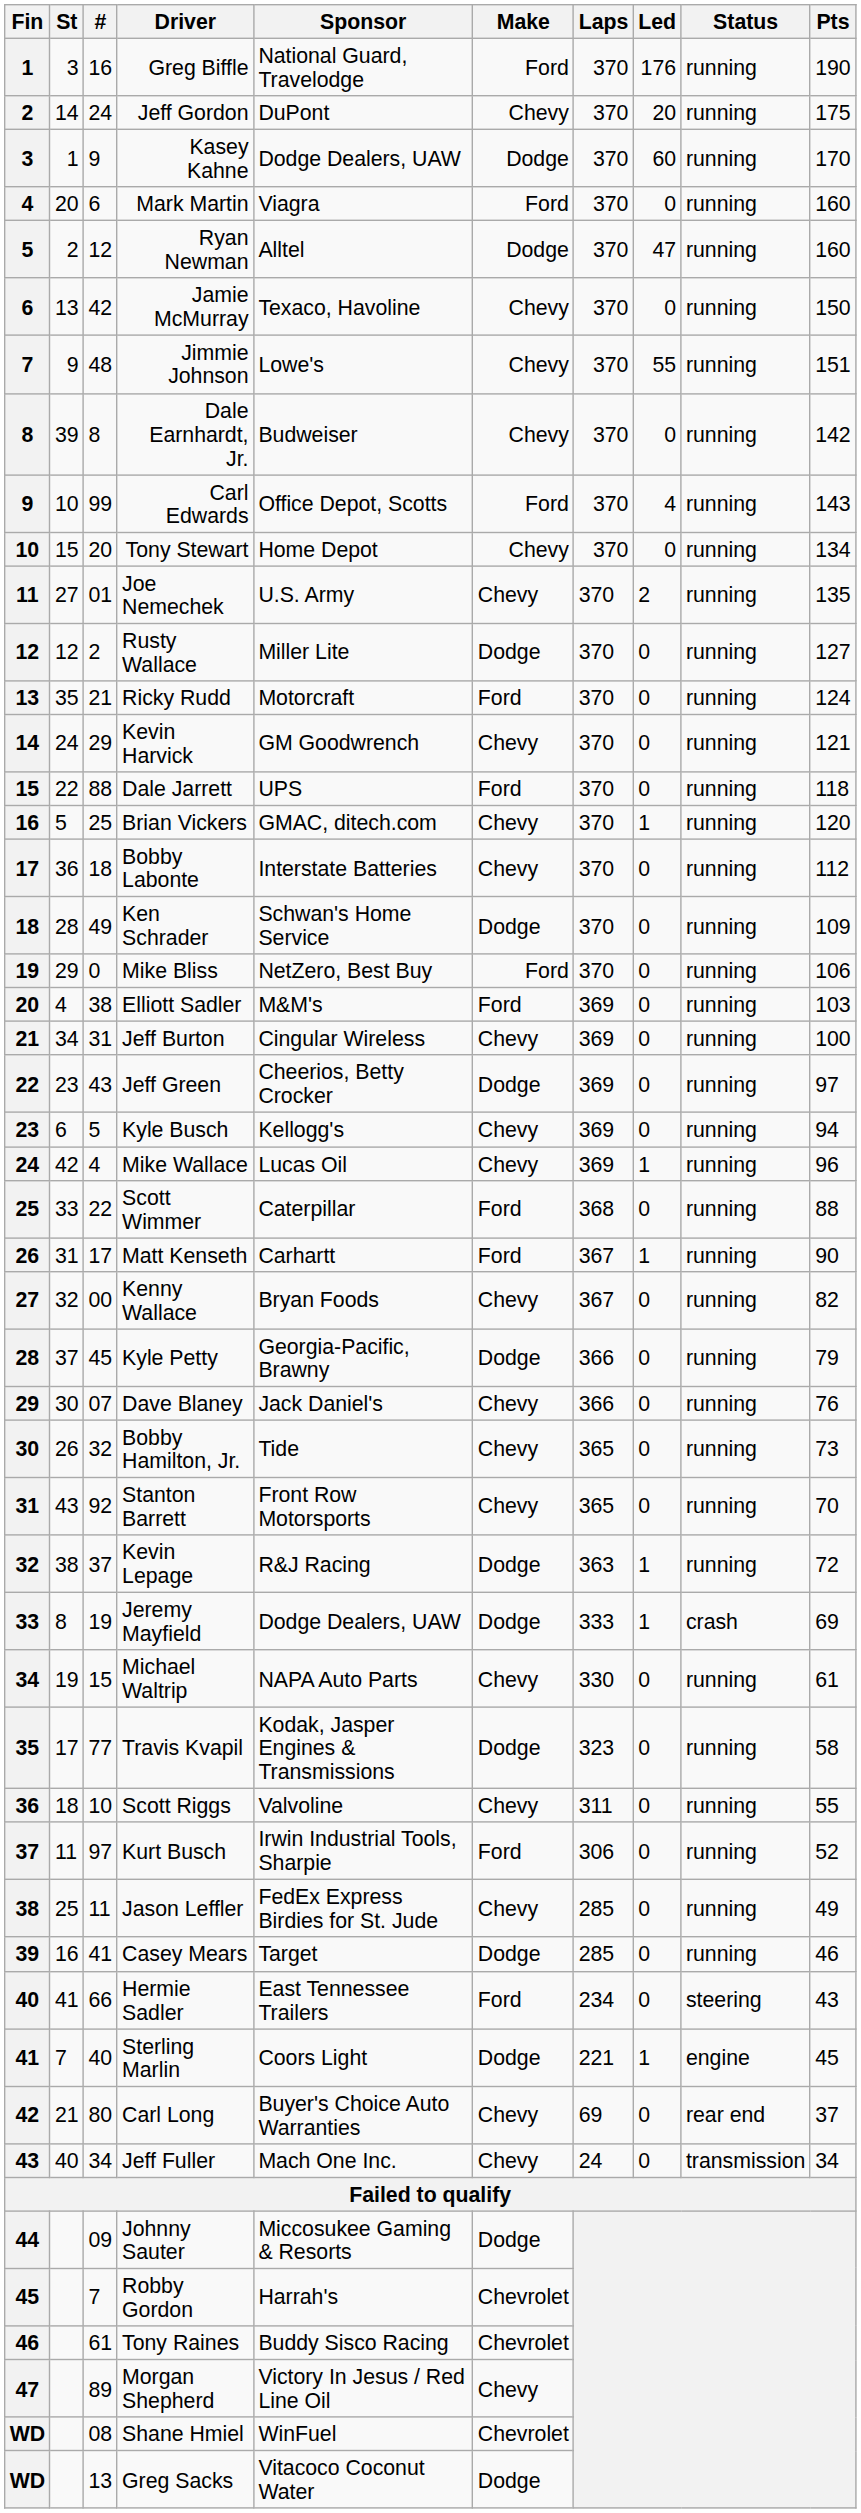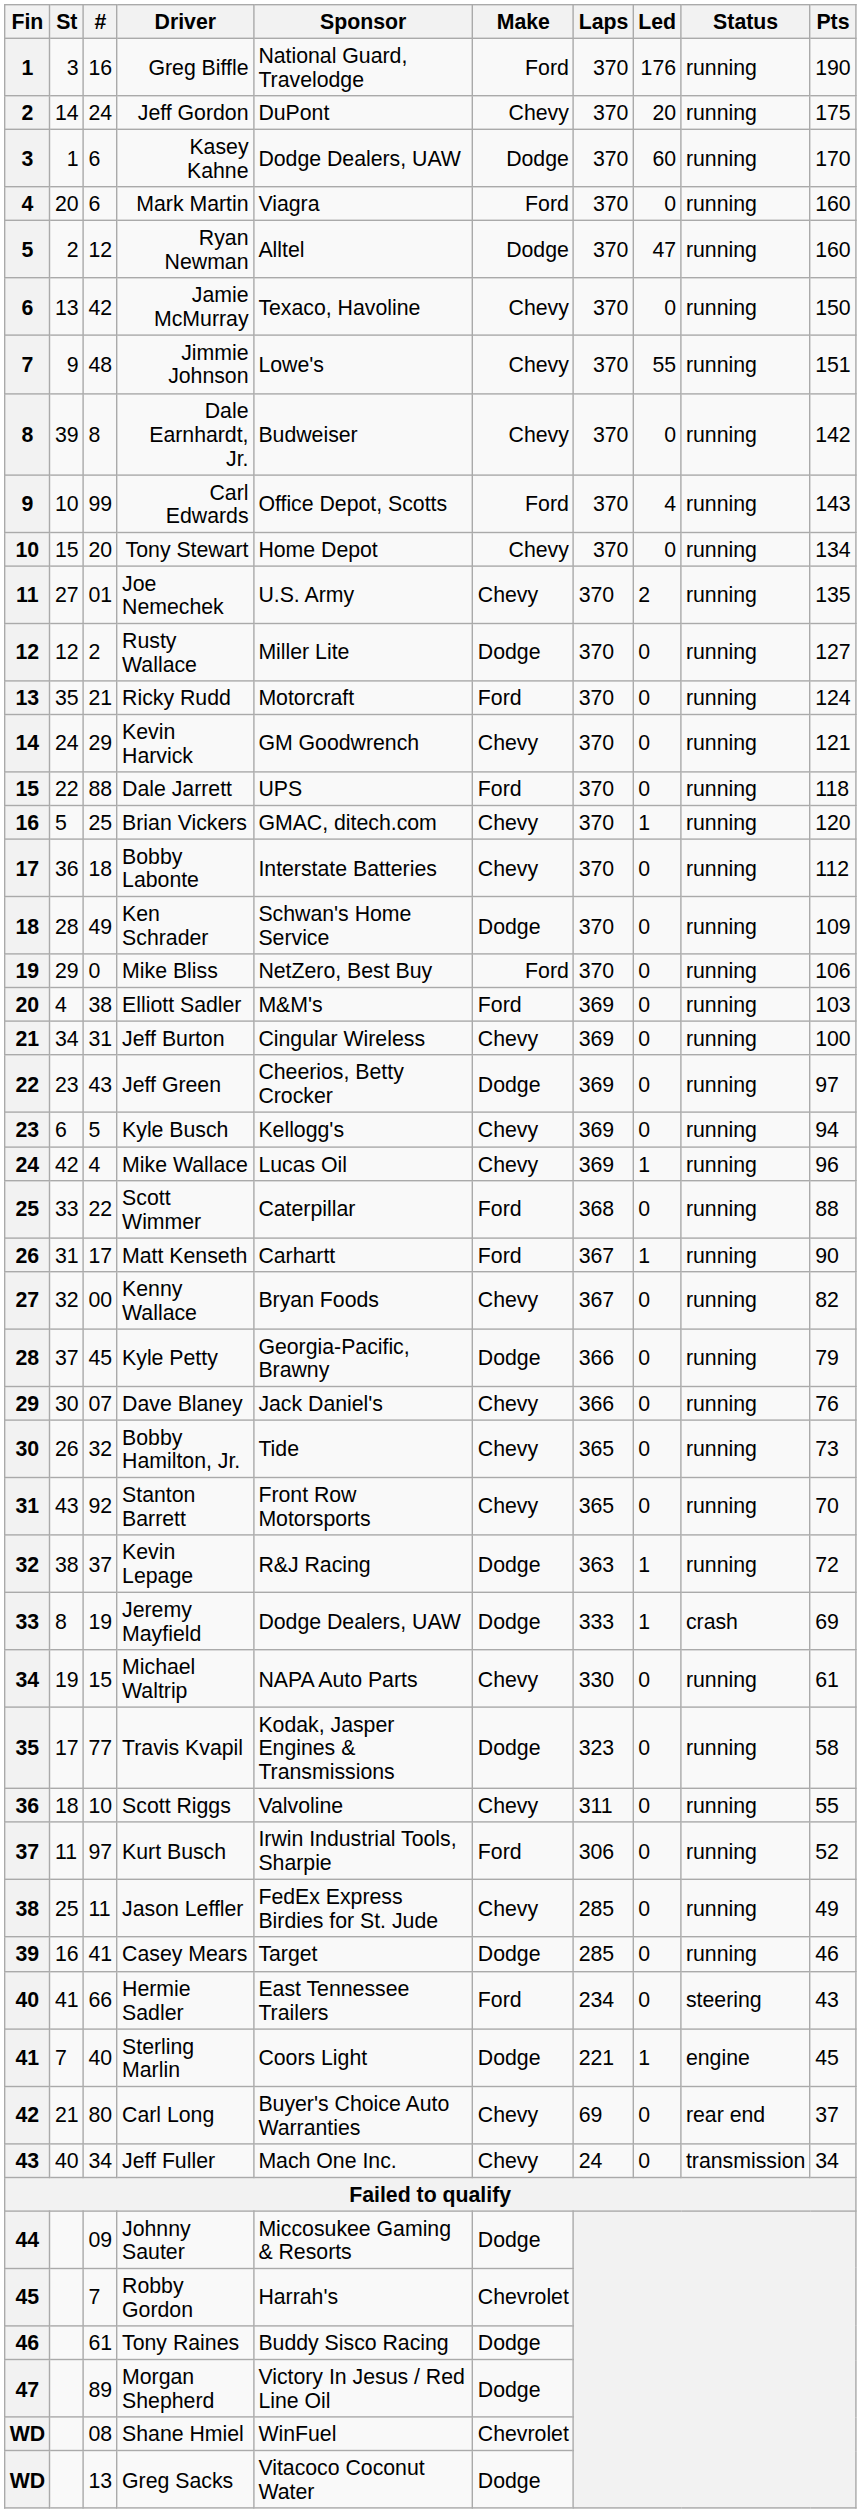(94, 158) 9 -> (94, 158) 6
(523, 2343) Chevrolet -> (509, 2343) Dodge
(508, 2388) Chevy -> (509, 2388) Dodge
